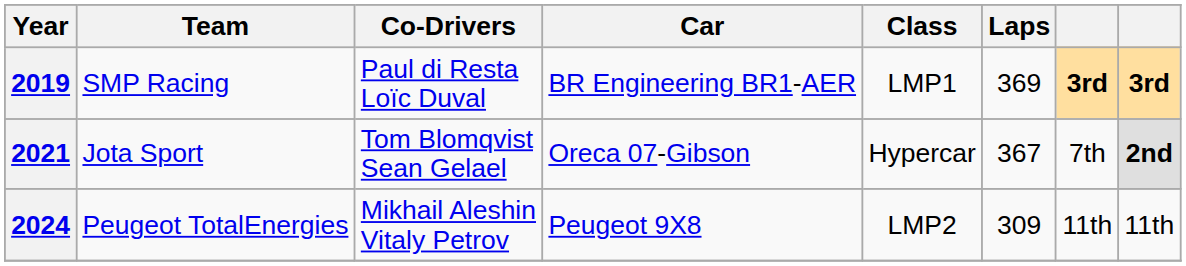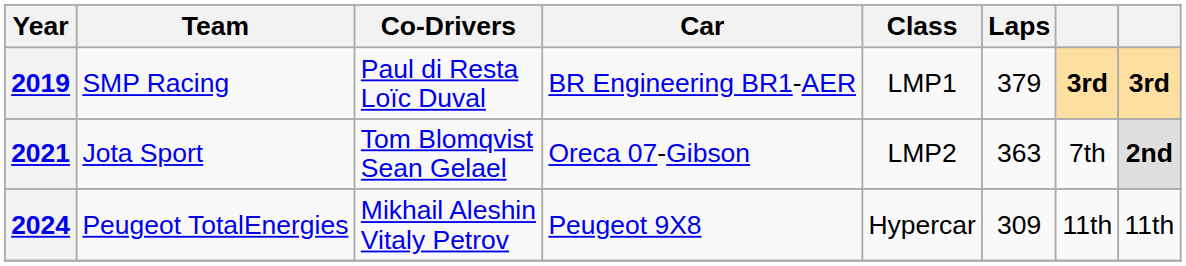(1019, 83) 369 -> (1019, 83) 379
(922, 154) Hypercar -> (922, 154) LMP2
(1019, 154) 367 -> (1019, 154) 363
(922, 225) LMP2 -> (922, 225) Hypercar
